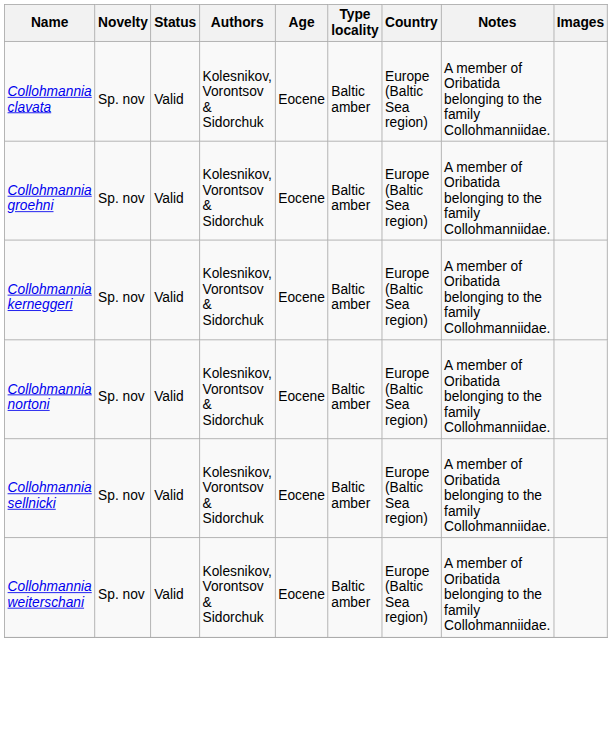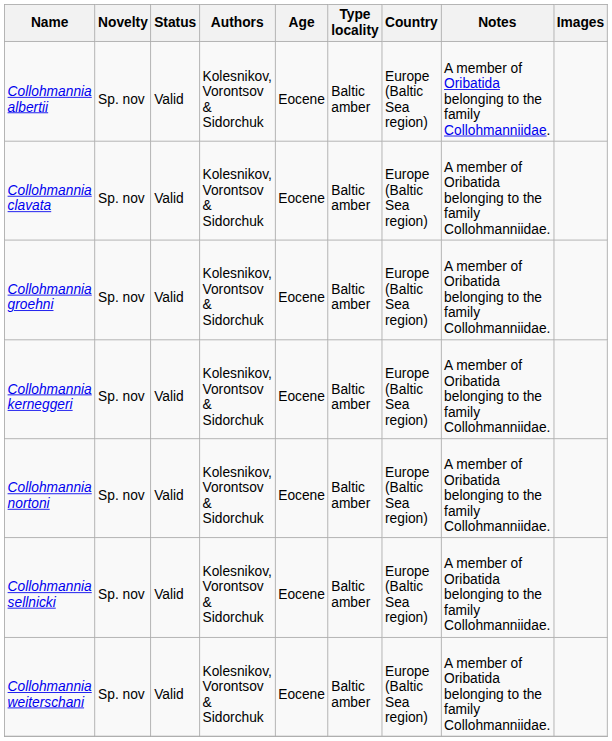+ row: (50, 99)
